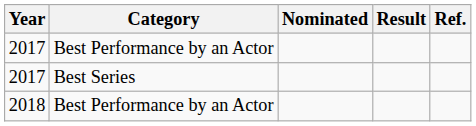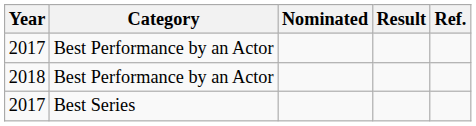rows swapped: (27, 76) <-> (27, 105)
